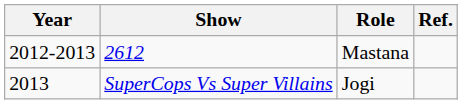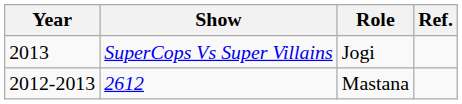rows swapped: (124, 51) <-> (218, 83)
